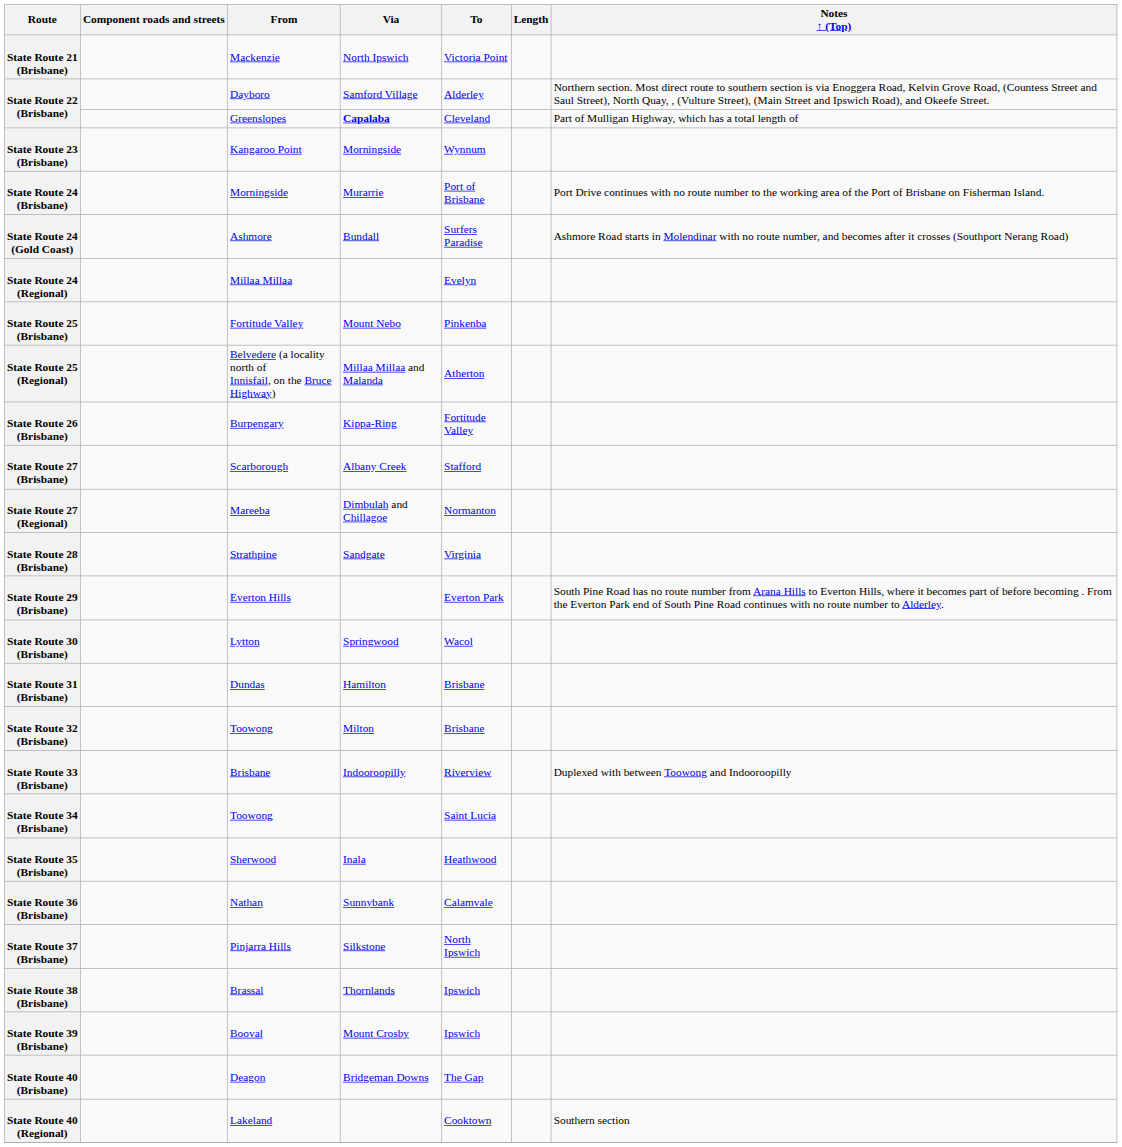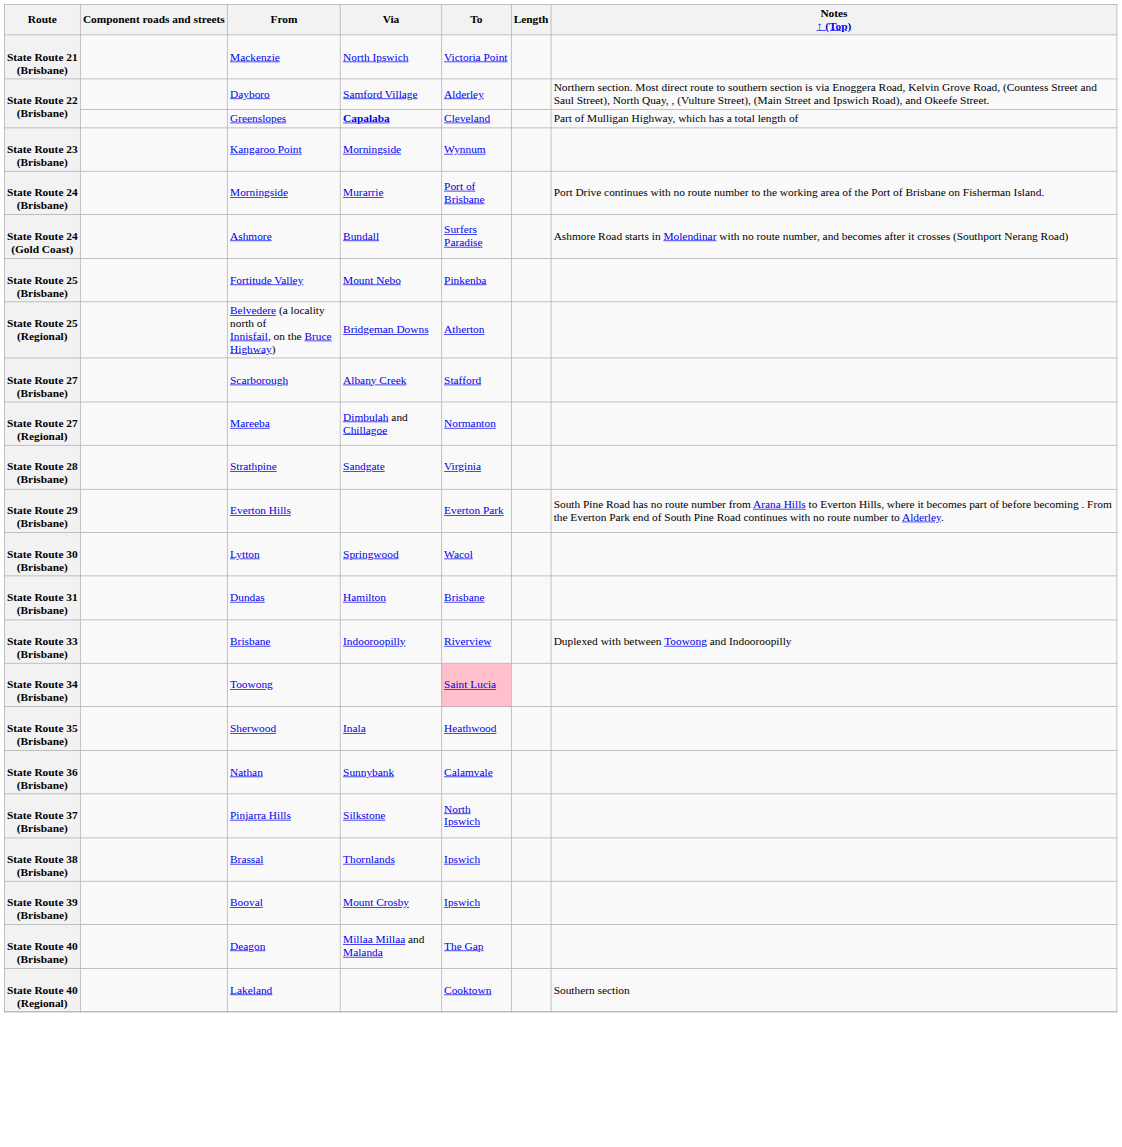- row: (42, 286)
(384, 373) Millaa Millaa and Malanda -> (386, 330) Bridgeman Downs
- row: (42, 430)
- row: (42, 735)
(470, 815) no background -> (470, 685) pink background
(386, 1077) Bridgeman Downs -> (384, 946) Millaa Millaa and Malanda
